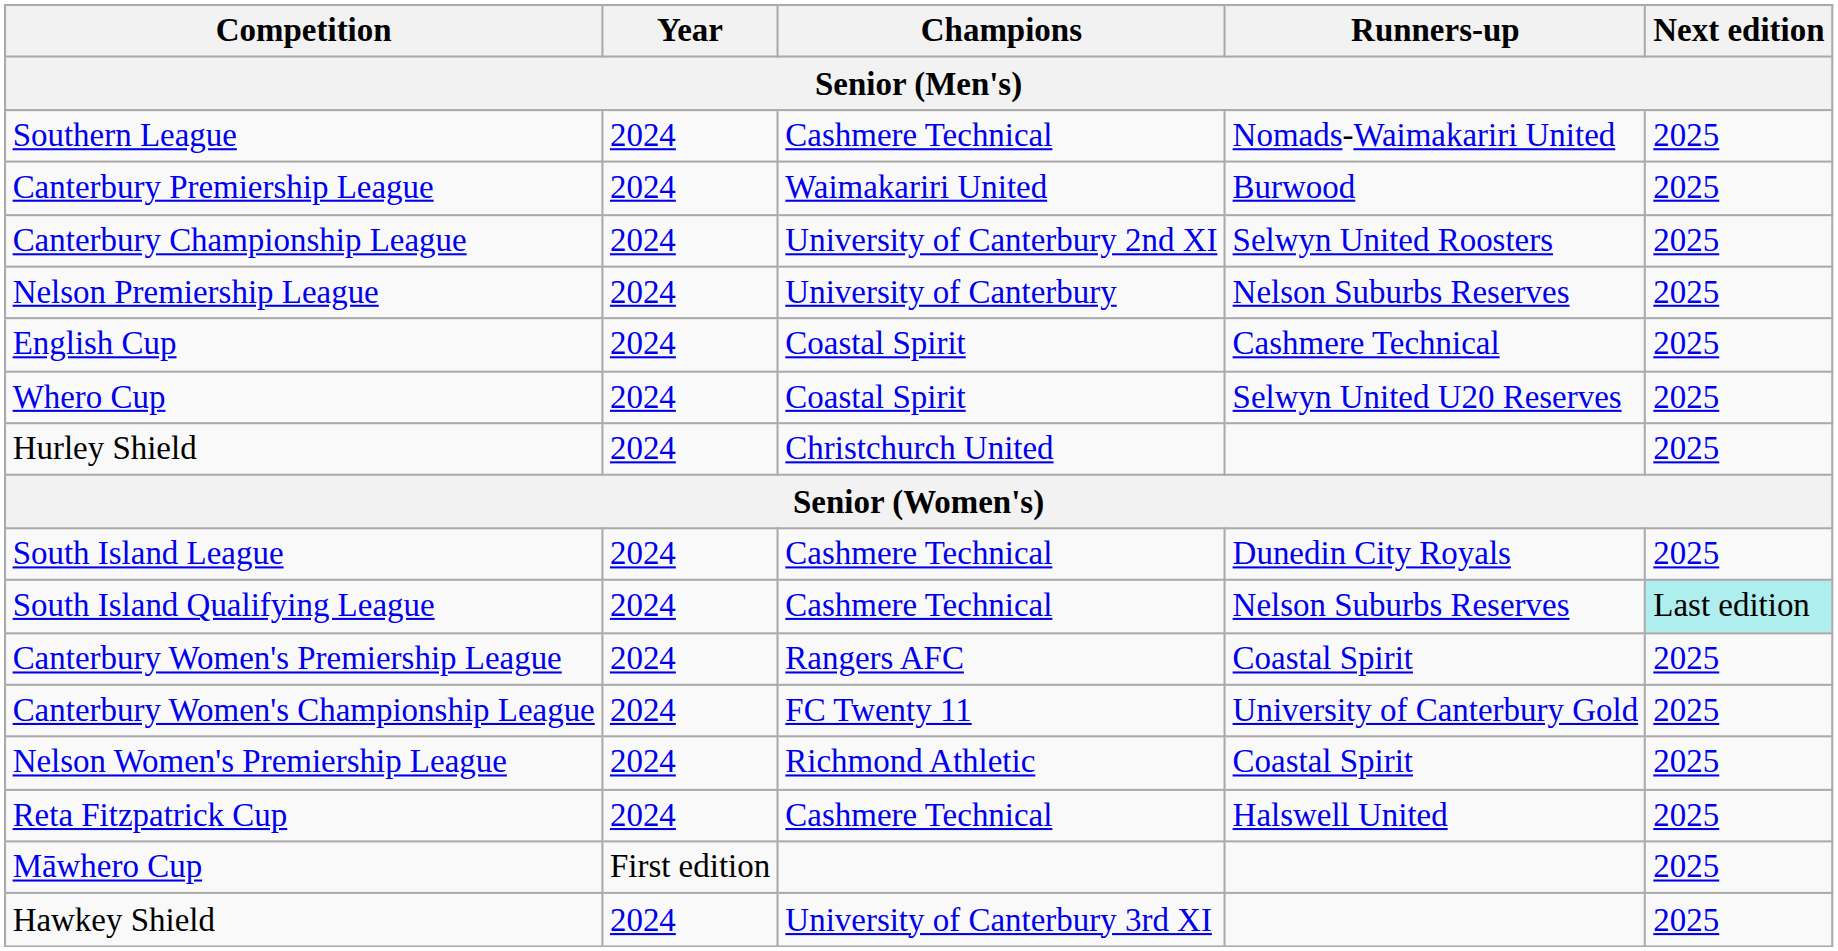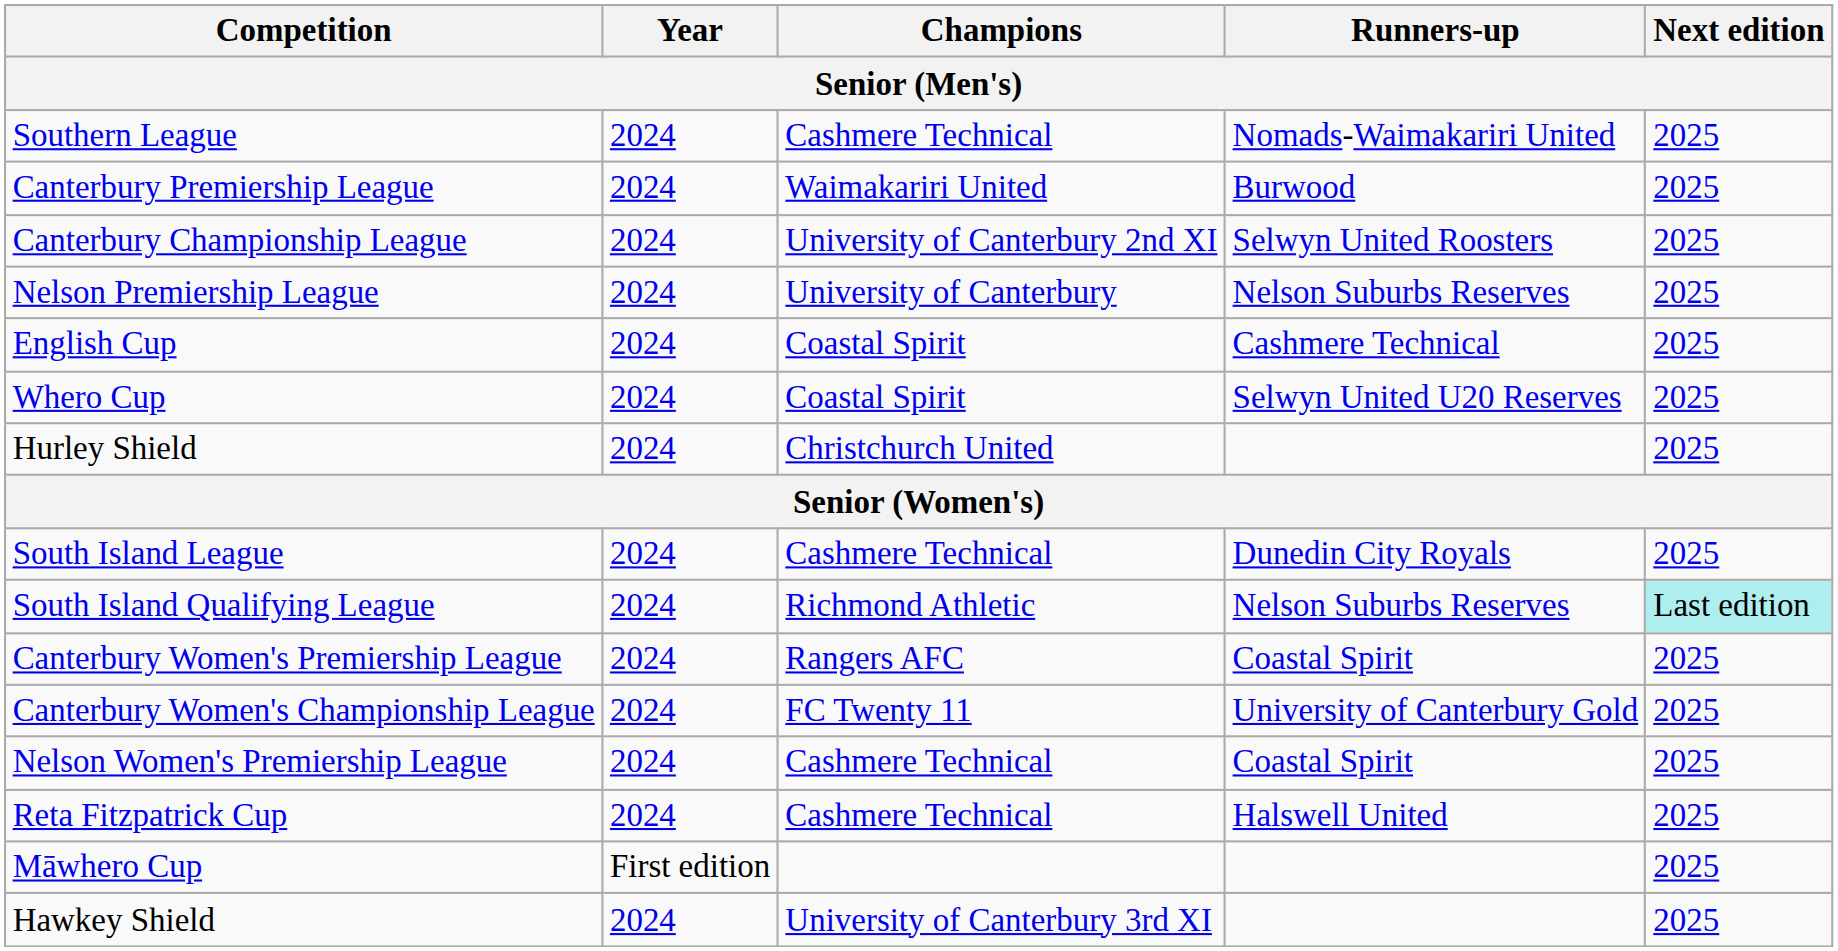(919, 605) Cashmere Technical -> (910, 605) Richmond Athletic
(910, 762) Richmond Athletic -> (919, 762) Cashmere Technical
